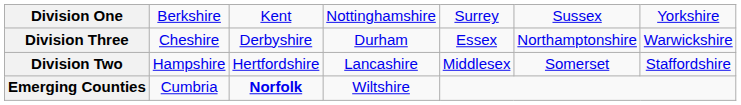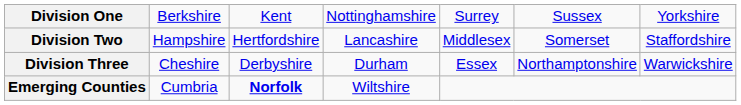rows swapped: (77, 64) <-> (77, 40)
